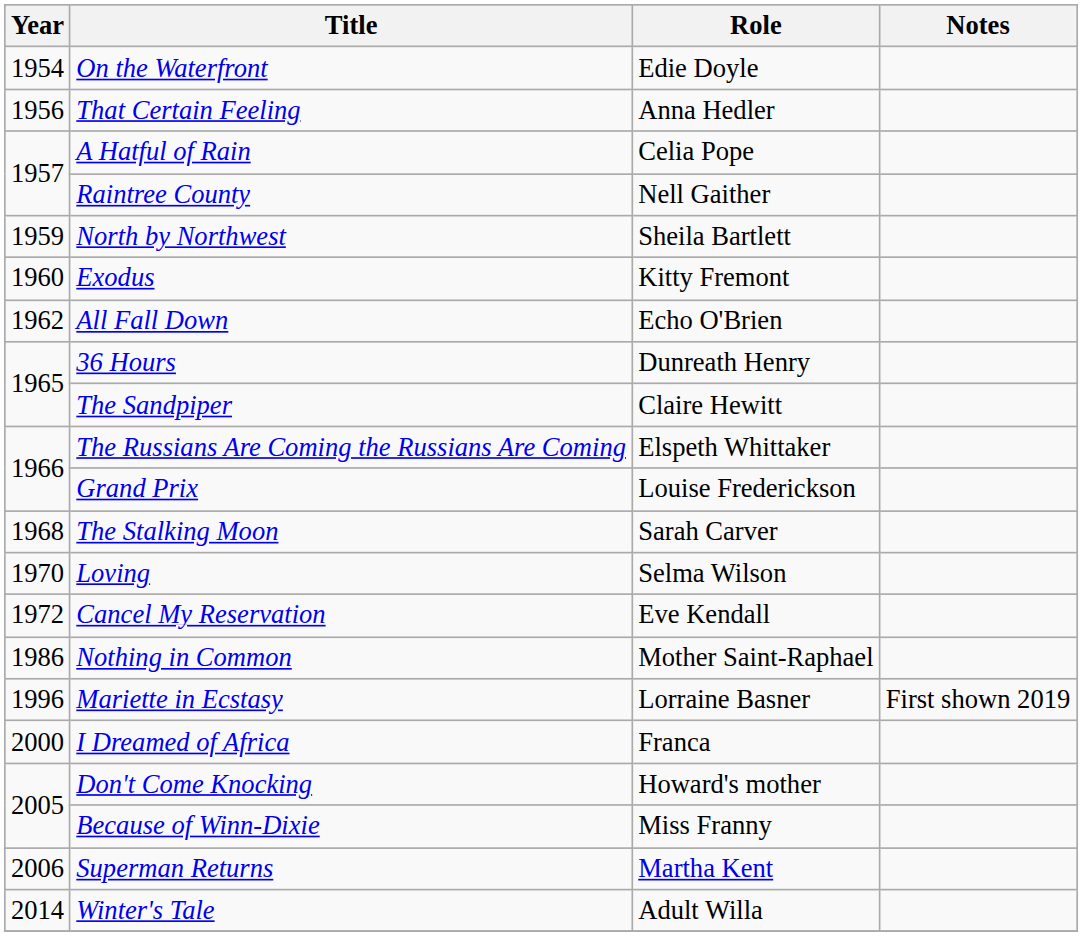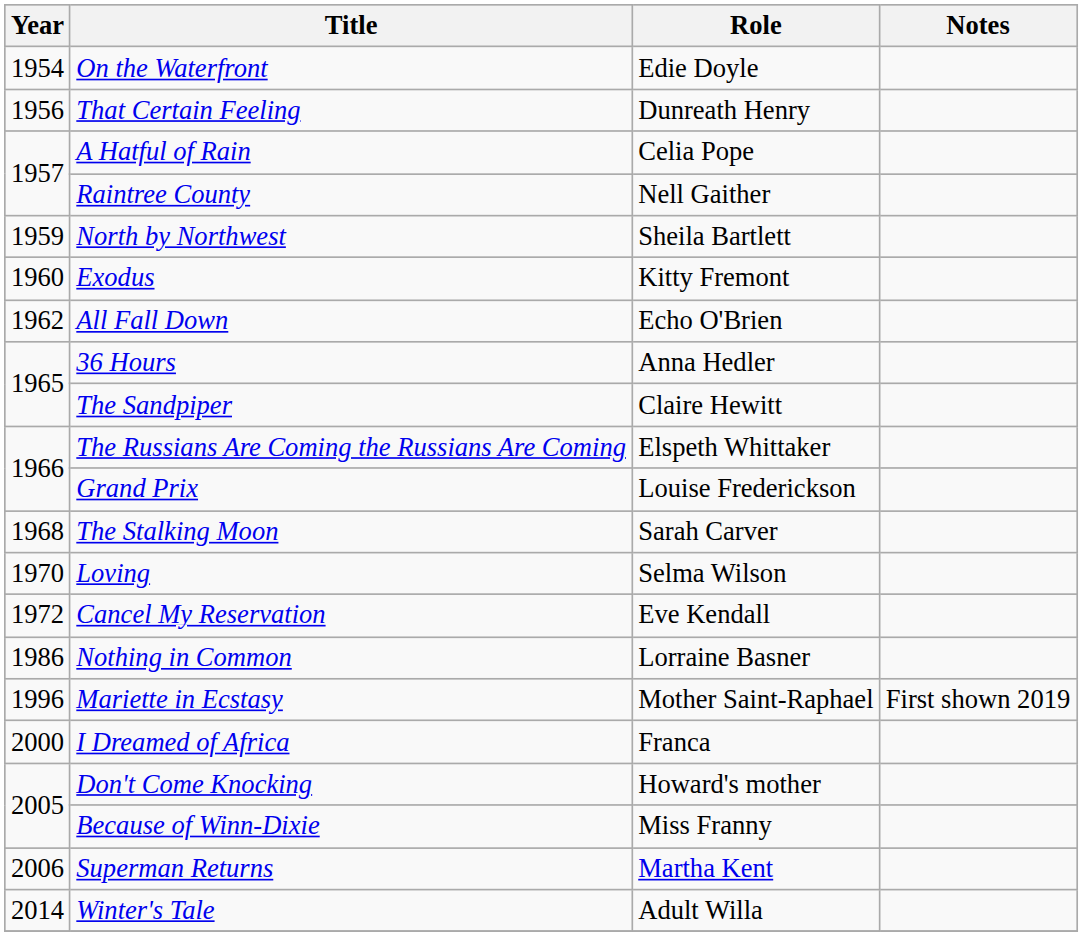(706, 109) Anna Hedler -> (724, 109) Dunreath Henry
(724, 362) Dunreath Henry -> (706, 362) Anna Hedler
(756, 657) Mother Saint-Raphael -> (724, 657) Lorraine Basner
(724, 699) Lorraine Basner -> (756, 699) Mother Saint-Raphael
